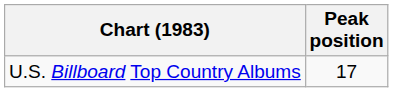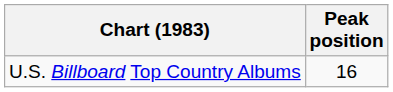(347, 71) 17 -> (347, 71) 16
